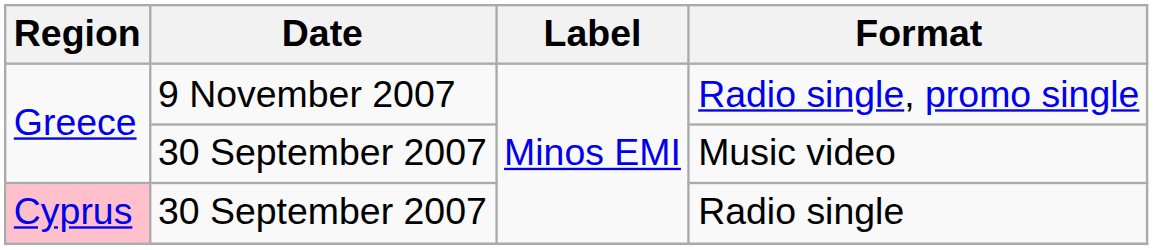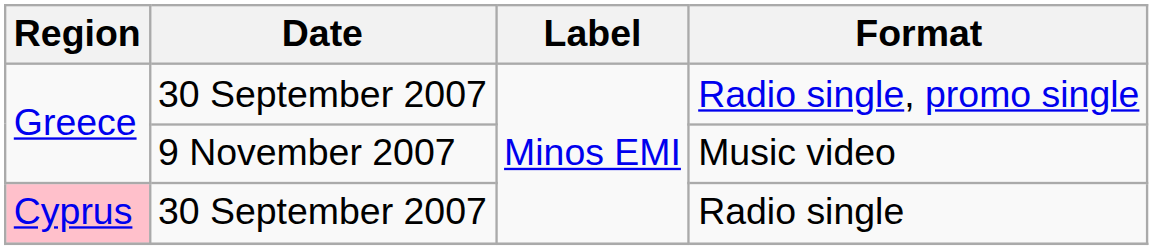(307, 93) 9 November 2007 -> (322, 93) 30 September 2007
(322, 152) 30 September 2007 -> (307, 152) 9 November 2007
